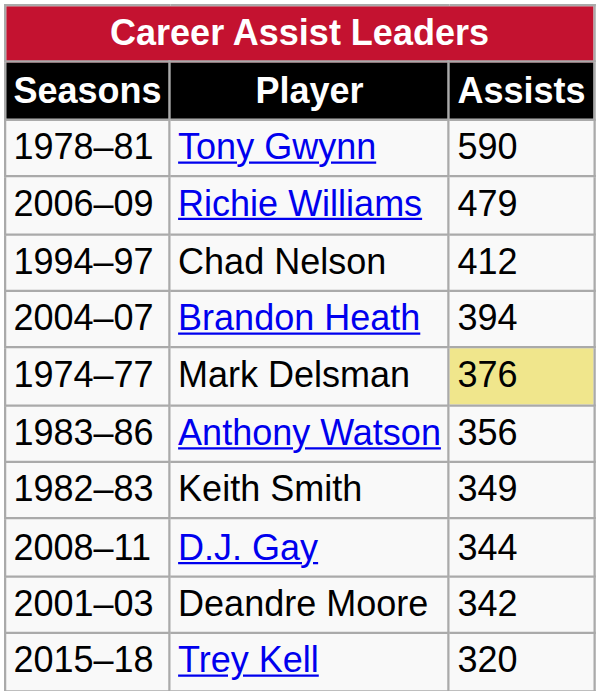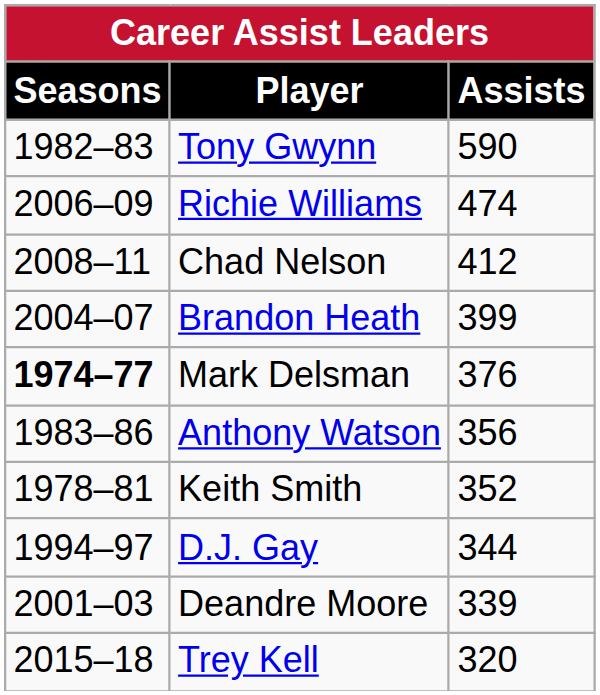(84, 147) 1978–81 -> (84, 147) 1982–83
(488, 204) 479 -> (488, 204) 474
(84, 261) 1994–97 -> (82, 261) 2008–11
(488, 318) 394 -> (488, 318) 399
(84, 375) normal -> (84, 375) bold
(488, 375) khaki background -> (488, 375) no background
(84, 489) 1982–83 -> (84, 489) 1978–81
(488, 489) 349 -> (488, 489) 352
(82, 546) 2008–11 -> (84, 546) 1994–97
(488, 603) 342 -> (488, 603) 339
